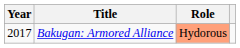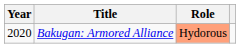(19, 33) 2017 -> (19, 33) 2020
